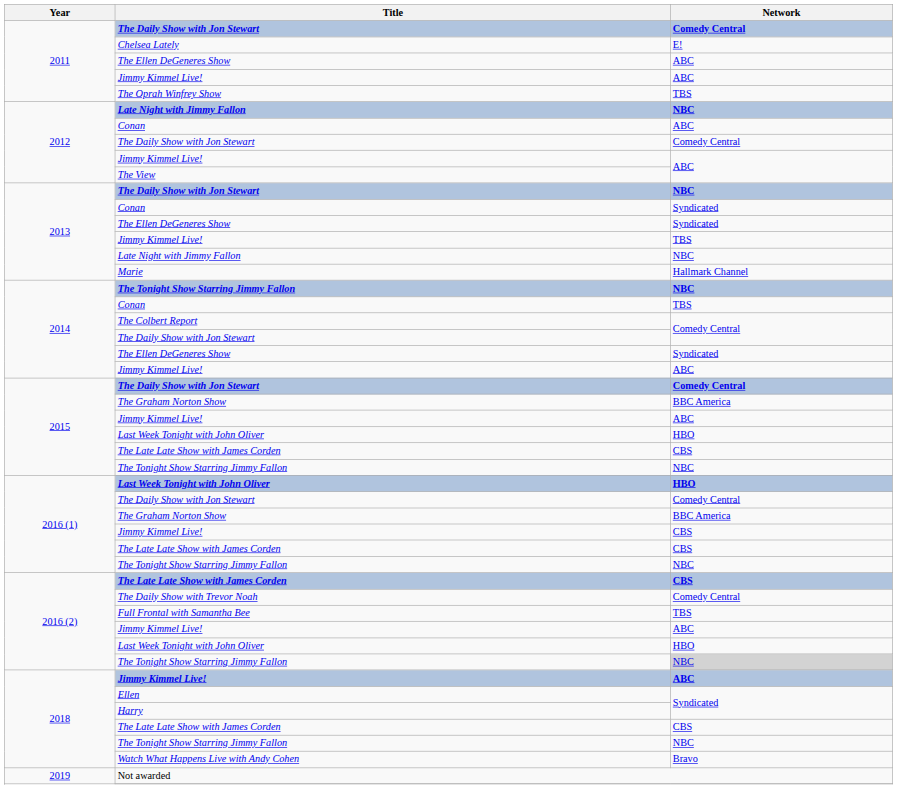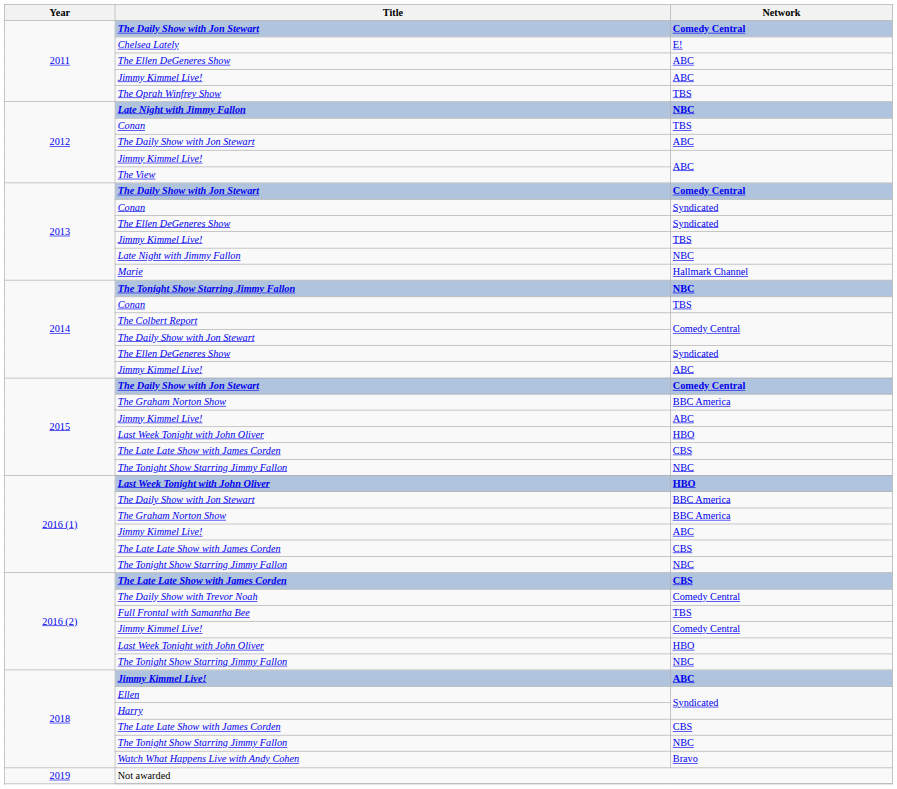(683, 126) ABC -> (682, 126) TBS
(707, 142) Comedy Central -> (683, 142) ABC
(684, 191) NBC -> (709, 191) Comedy Central
(707, 499) Comedy Central -> (702, 499) BBC America
(682, 532) CBS -> (683, 532) ABC
(683, 629) ABC -> (707, 629) Comedy Central
(683, 662) lightgrey background -> (683, 662) no background
